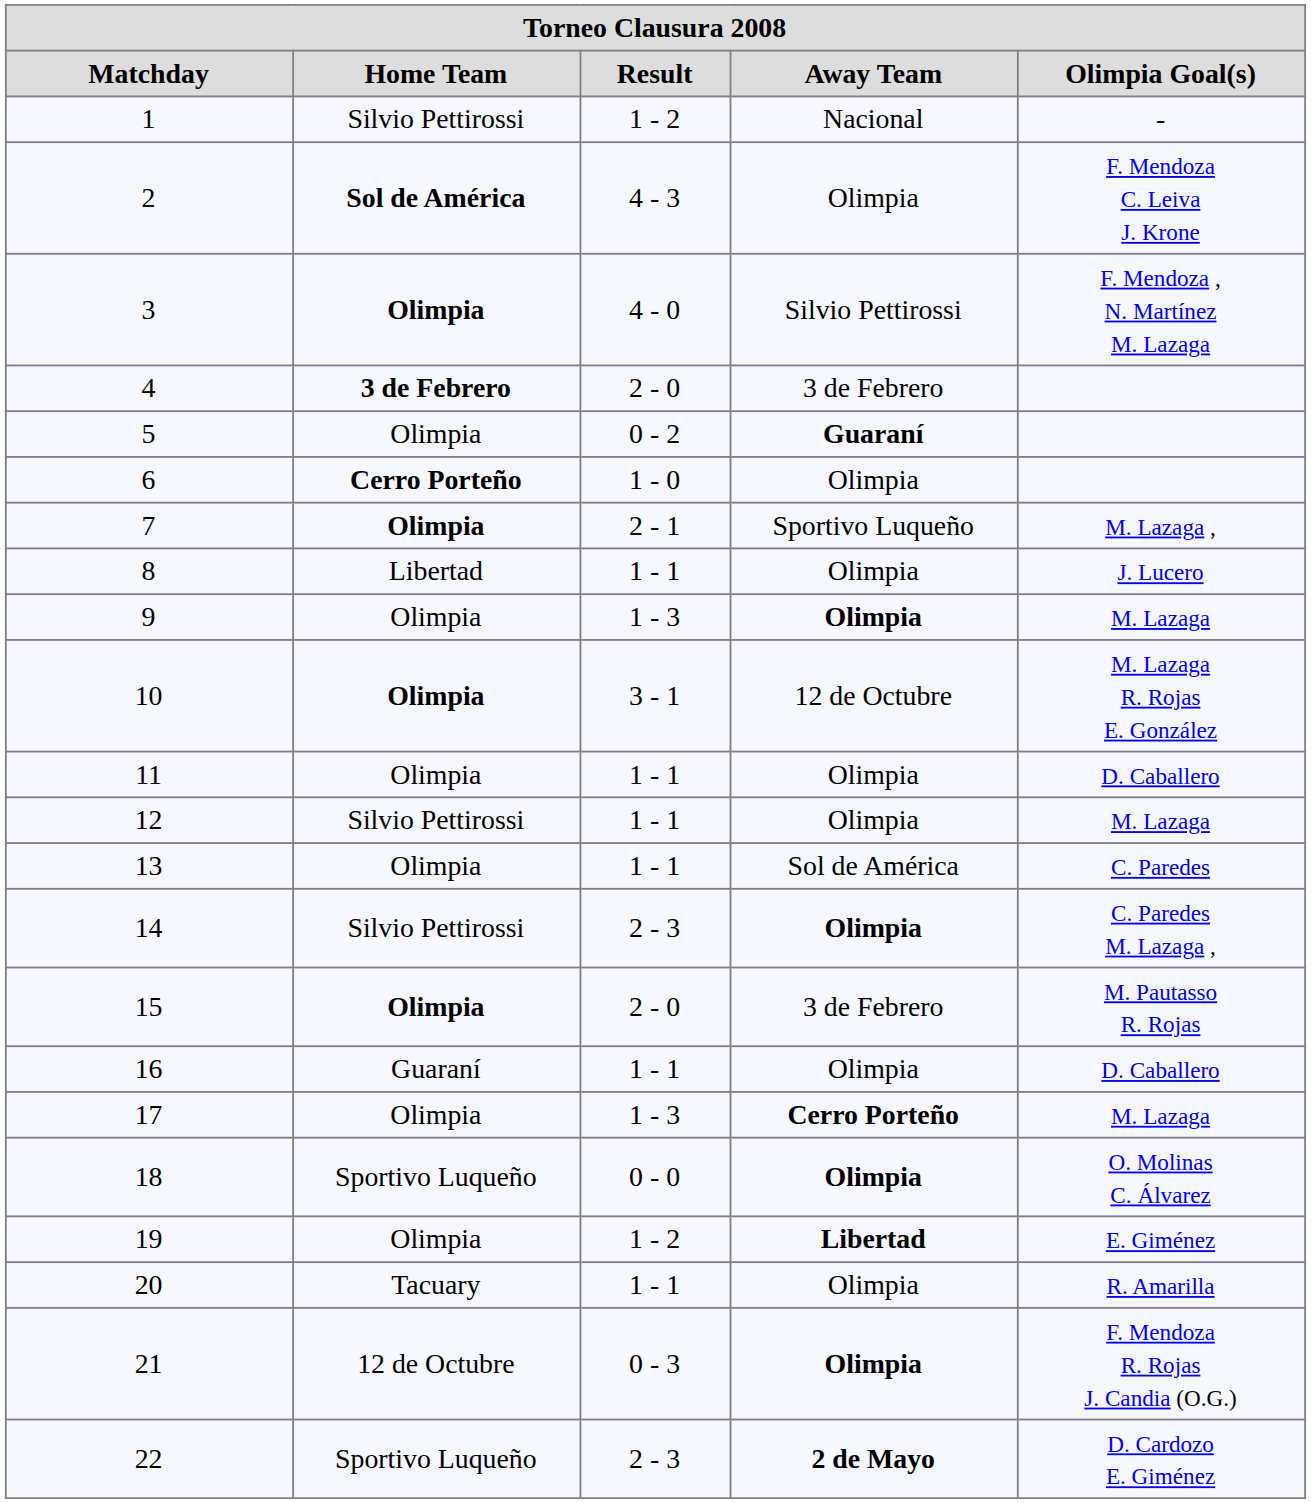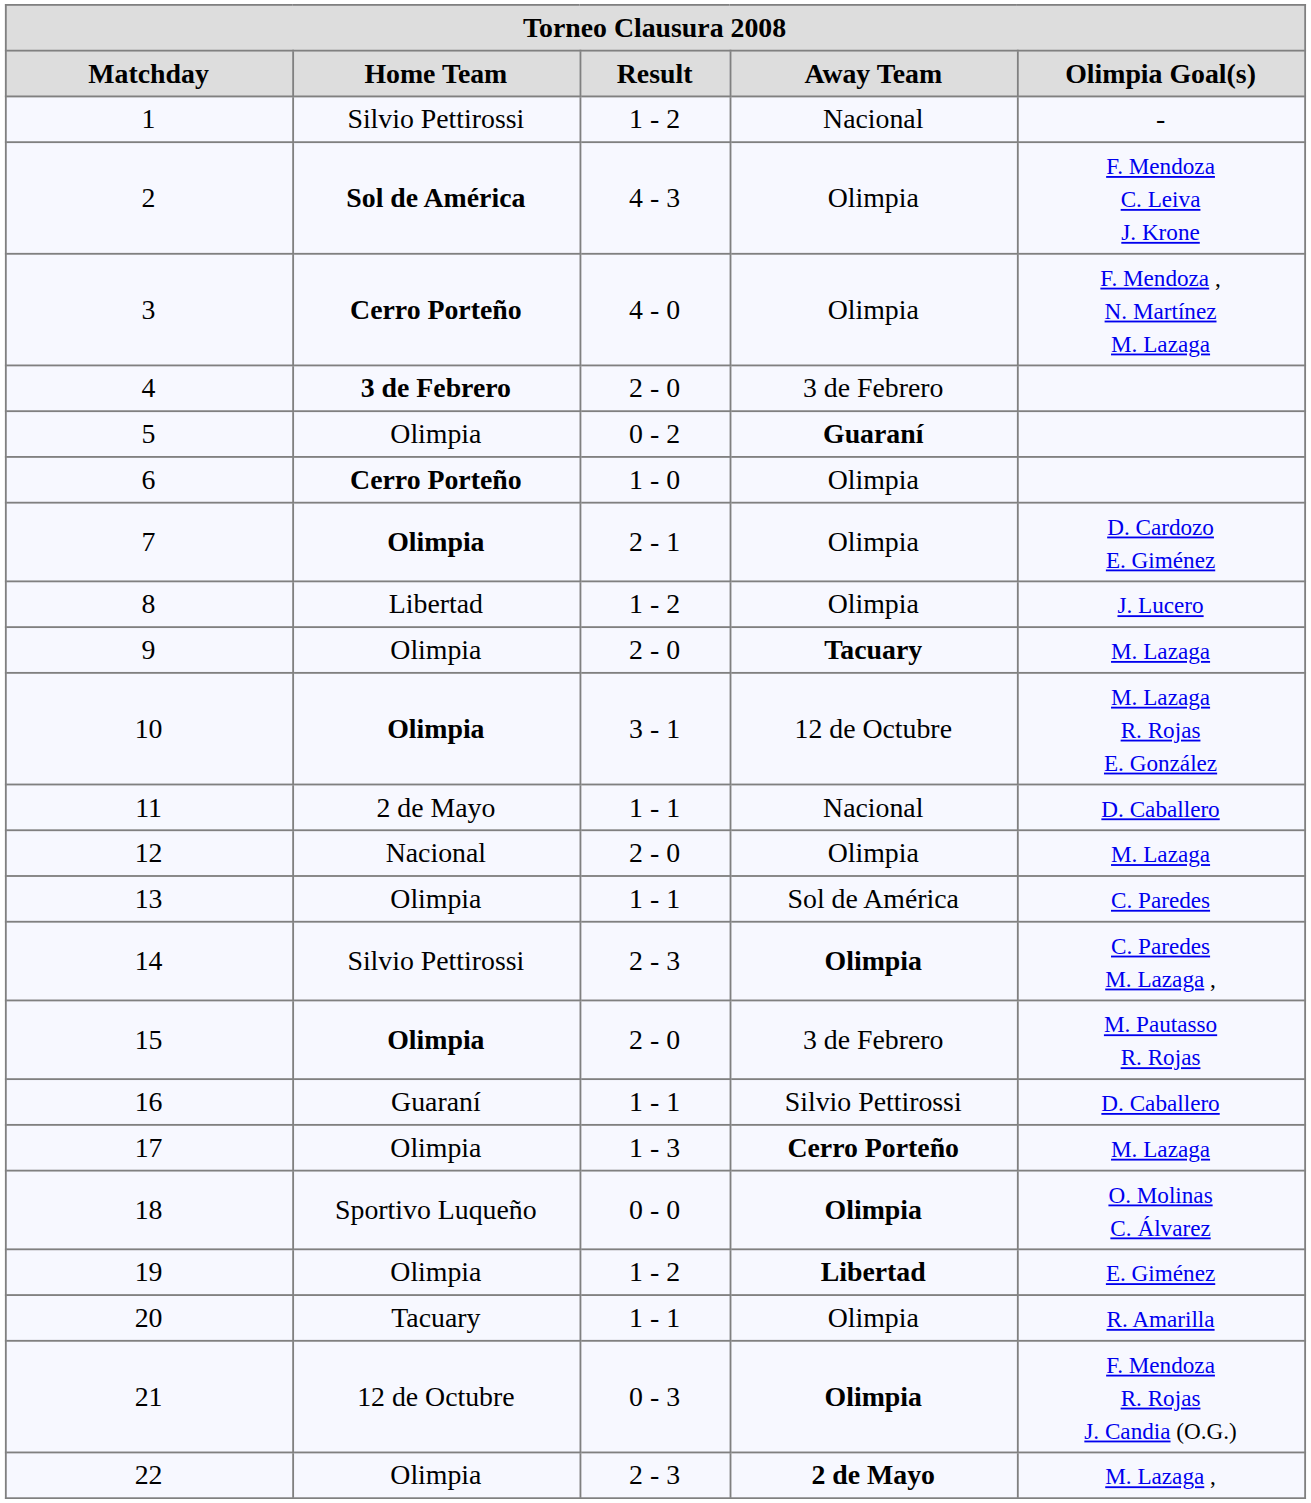(436, 309) Olimpia -> (436, 309) Cerro Porteño
(873, 309) Silvio Pettirossi -> (873, 309) Olimpia
(873, 525) Sportivo Luqueño -> (873, 541) Olimpia
(1161, 527) M. Lazaga , -> (1161, 544) D. Cardozo E. Giménez
(655, 570) 1 - 1 -> (655, 603) 1 - 2
(655, 616) 1 - 3 -> (655, 649) 2 - 0
(873, 616) Olimpia -> (873, 649) Tacuary
(436, 774) Olimpia -> (436, 806) 2 de Mayo
(873, 774) Olimpia -> (873, 806) Nacional
(436, 819) Silvio Pettirossi -> (436, 852) Nacional
(655, 819) 1 - 1 -> (655, 852) 2 - 0
(873, 1068) Olimpia -> (873, 1101) Silvio Pettirossi
(436, 1458) Sportivo Luqueño -> (436, 1474) Olimpia
(1161, 1461) D. Cardozo E. Giménez -> (1161, 1477) M. Lazaga ,
